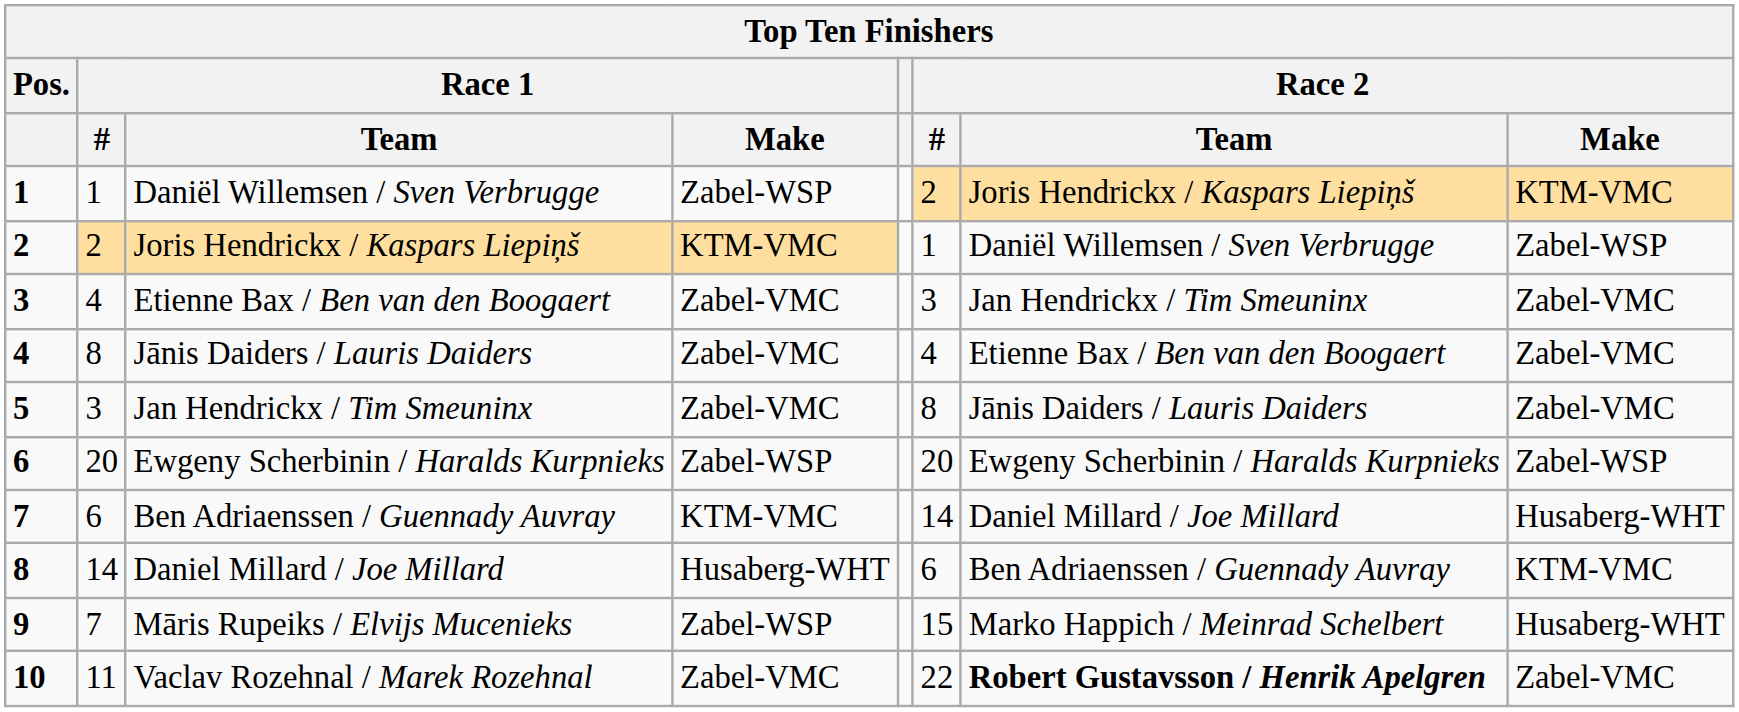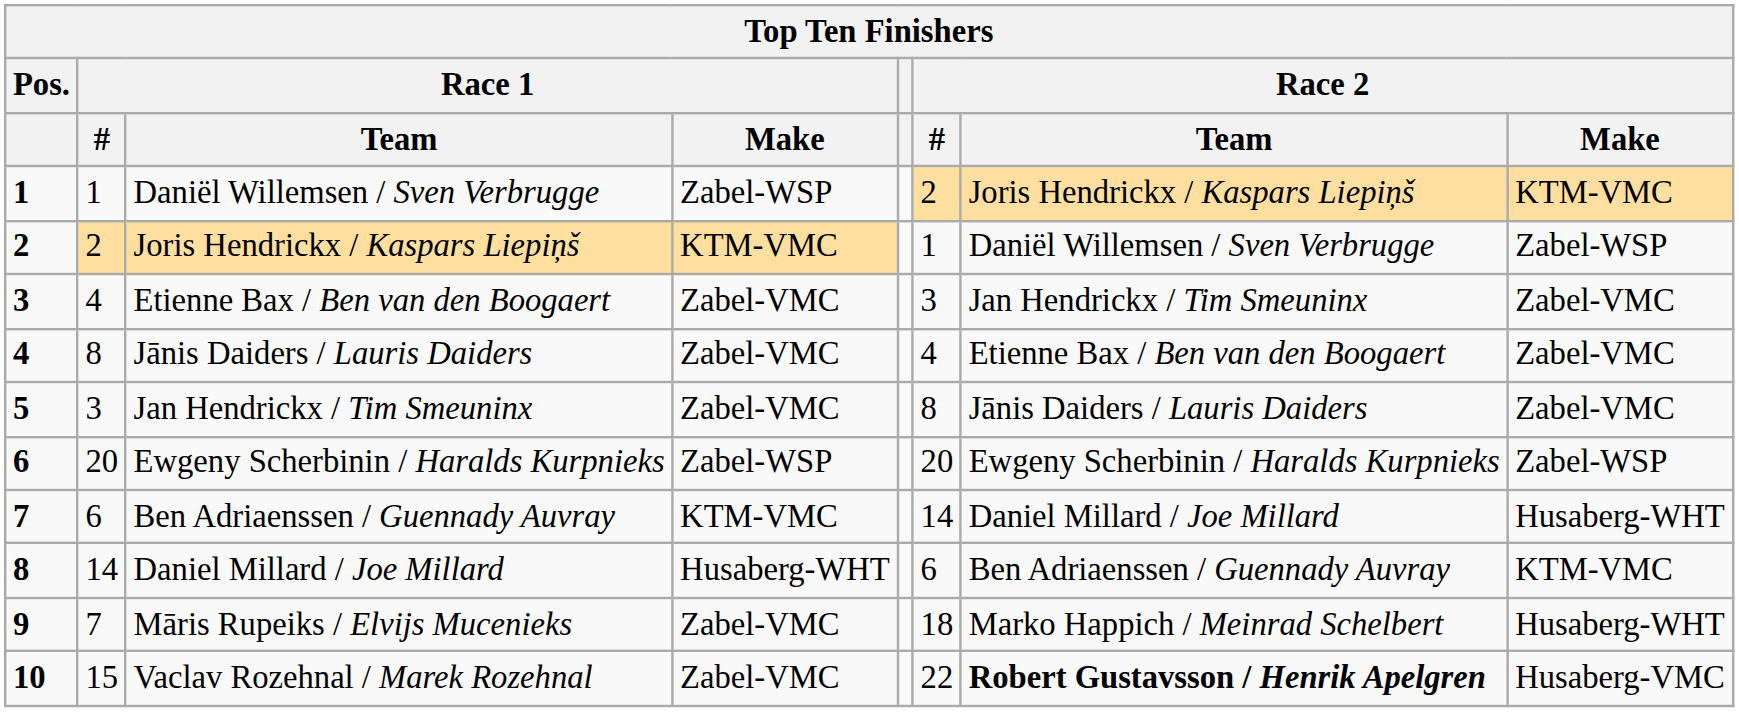(756, 623) Zabel-WSP -> (760, 623) Zabel-VMC
(937, 623) 15 -> (937, 623) 18
(101, 677) 11 -> (102, 677) 15
(1595, 677) Zabel-VMC -> (1620, 677) Husaberg-VMC
